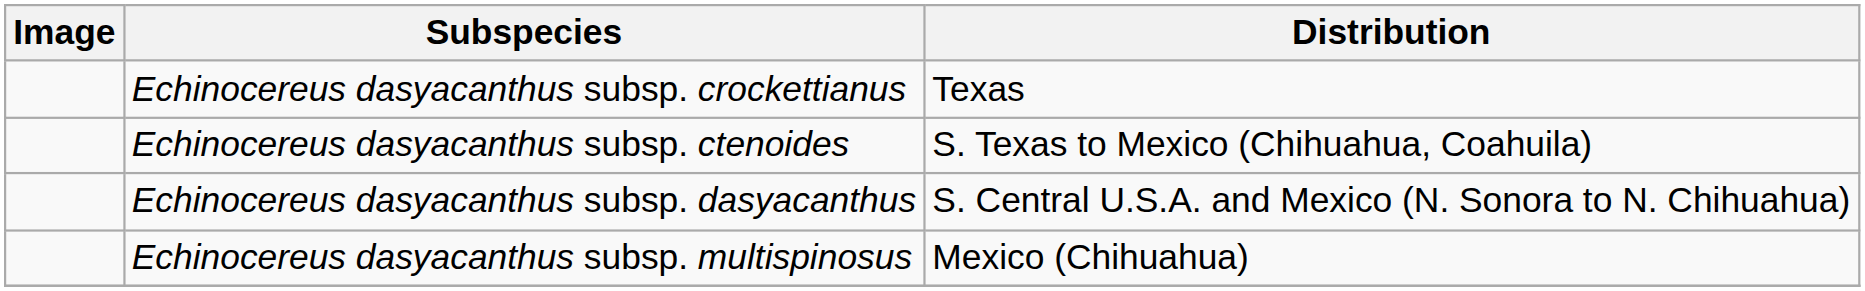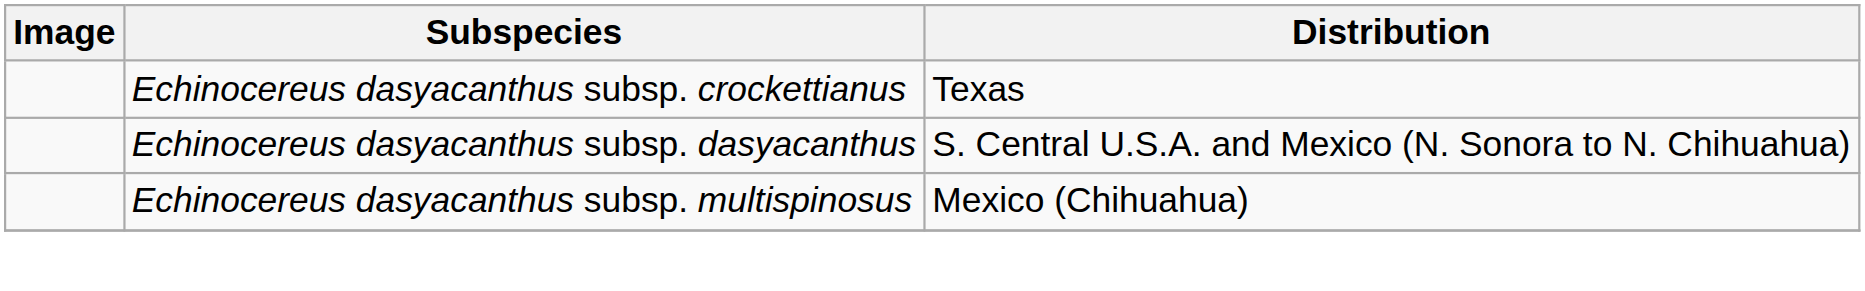- row: (491, 144)
